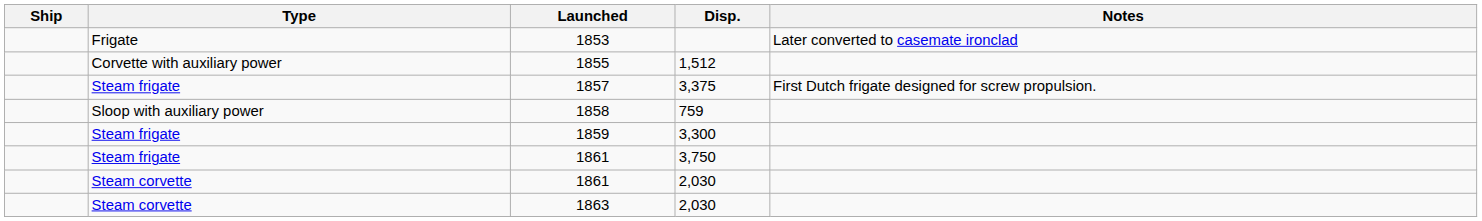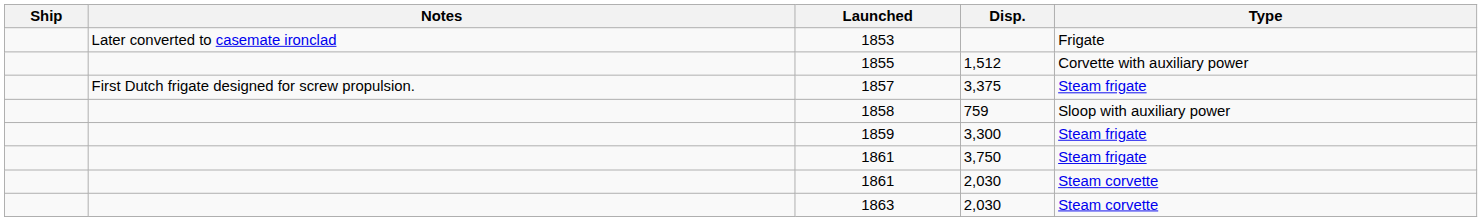columns swapped: (299, 16) <-> (1123, 16)
